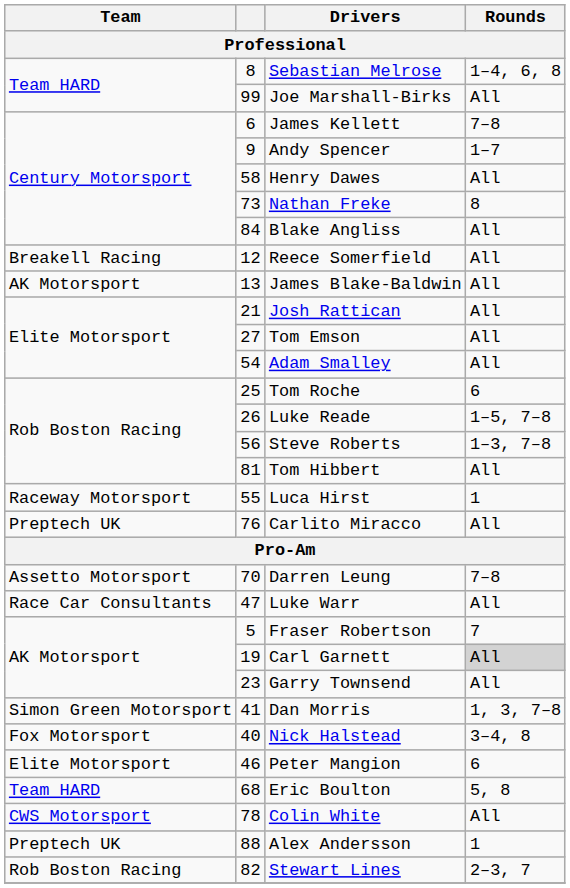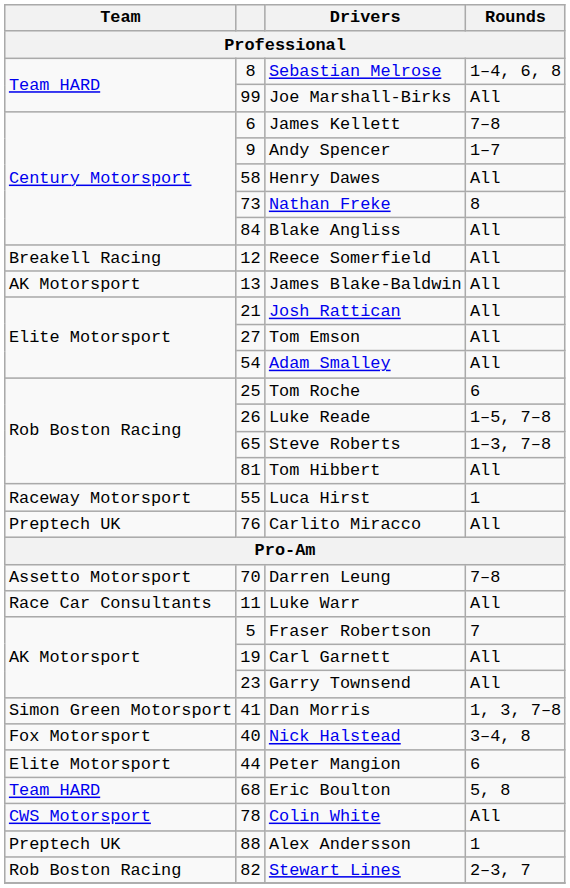(250, 444) 56 -> (250, 444) 65
(250, 604) 47 -> (250, 604) 11
(485, 657) lightgrey background -> (485, 657) no background
(250, 764) 46 -> (250, 764) 44
